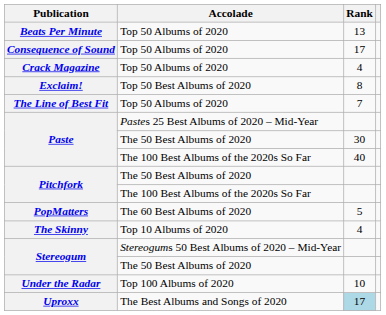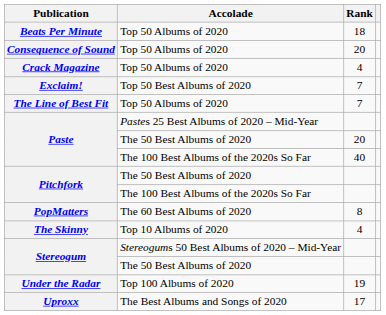(360, 31) 13 -> (360, 31) 18
(360, 49) 17 -> (360, 49) 20
(360, 85) 8 -> (360, 85) 7
(360, 139) 30 -> (360, 139) 20
(360, 211) 5 -> (360, 211) 8
(360, 283) 10 -> (360, 283) 19
(360, 301) lightblue background -> (360, 301) no background
